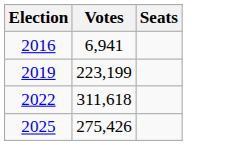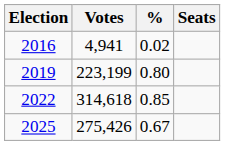+ column: (155, 18)
(104, 45) 6,941 -> (104, 45) 4,941
(104, 99) 311,618 -> (104, 99) 314,618
